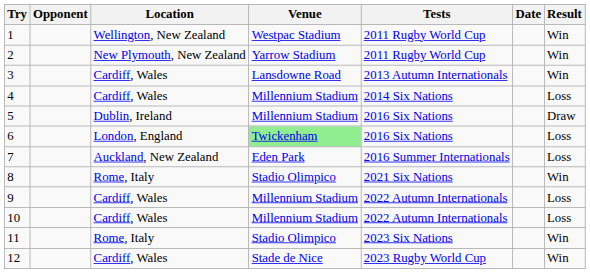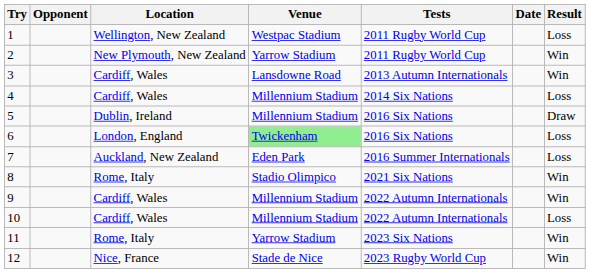(558, 34) Win -> (559, 34) Loss
(559, 197) Loss -> (558, 197) Win
(294, 237) Stadio Olimpico -> (293, 237) Yarrow Stadium
(131, 258) Cardiff, Wales -> (126, 258) Nice, France
